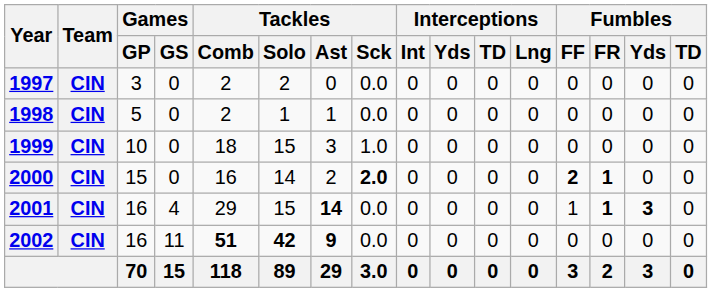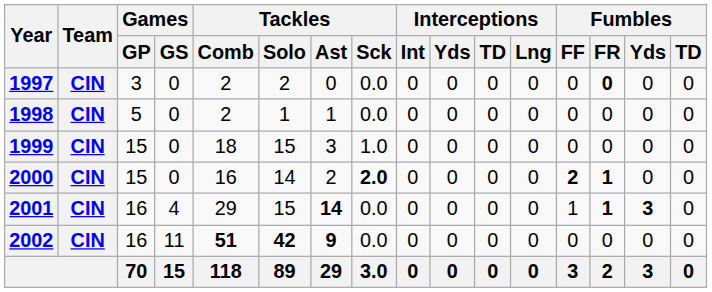(607, 83) normal -> (607, 83) bold
(136, 146) 10 -> (136, 146) 15
